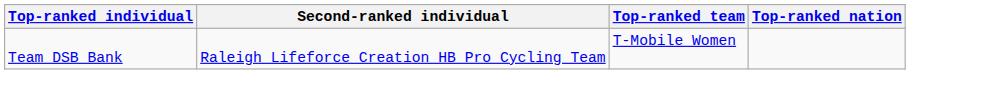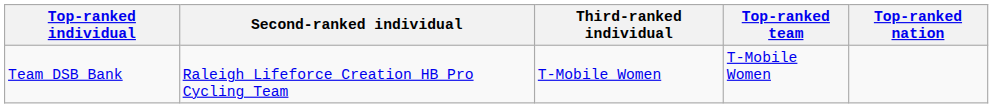+ column: (629, 25)
